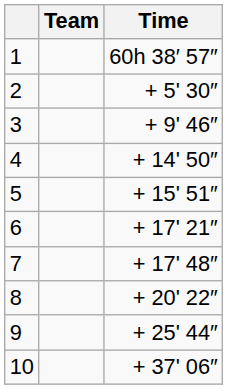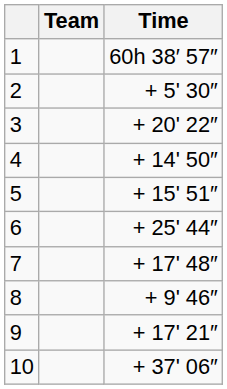(181, 125) + 9' 46″ -> (175, 125) + 20' 22″
(175, 228) + 17' 21″ -> (175, 228) + 25' 44″
(175, 297) + 20' 22″ -> (181, 297) + 9' 46″
(175, 332) + 25' 44″ -> (175, 332) + 17' 21″
